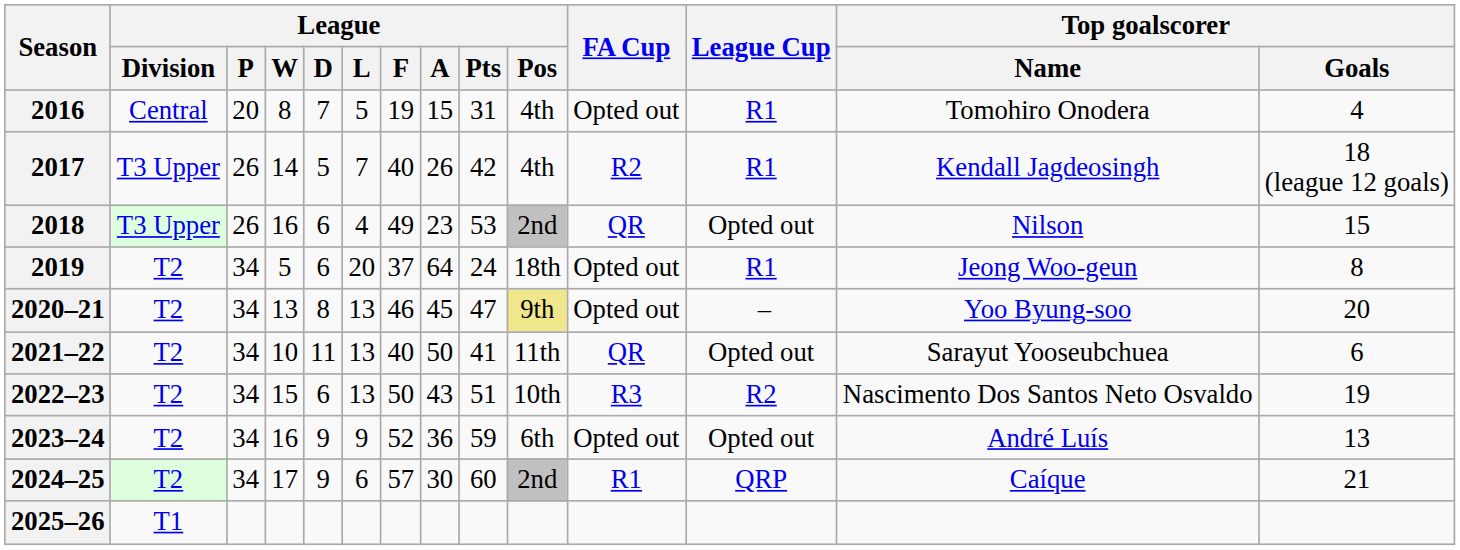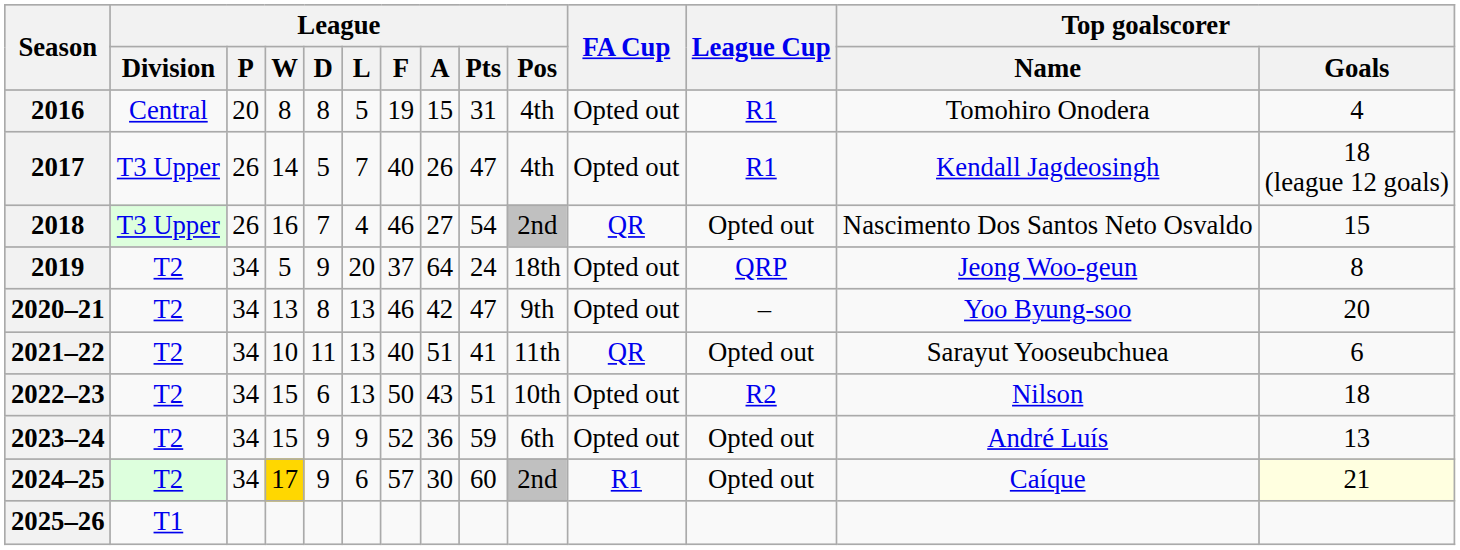(323, 110) 7 -> (323, 110) 8
(483, 167) 42 -> (483, 167) 47
(626, 167) R2 -> (626, 167) Opted out
(323, 225) 6 -> (323, 225) 7
(401, 225) 49 -> (401, 225) 46
(440, 225) 23 -> (440, 225) 27
(483, 225) 53 -> (483, 225) 54
(1048, 225) Nilson -> (1048, 225) Nascimento Dos Santos Neto Osvaldo
(323, 267) 6 -> (323, 267) 9
(761, 267) R1 -> (761, 267) QRP
(440, 310) 45 -> (440, 310) 42
(537, 310) khaki background -> (537, 310) no background
(440, 352) 50 -> (440, 352) 51
(626, 394) R3 -> (626, 394) Opted out
(1048, 394) Nascimento Dos Santos Neto Osvaldo -> (1048, 394) Nilson
(1357, 394) 19 -> (1357, 394) 18
(285, 437) 16 -> (285, 437) 15
(285, 479) no background -> (285, 479) gold background
(761, 479) QRP -> (761, 479) Opted out
(1357, 479) no background -> (1357, 479) lightyellow background
